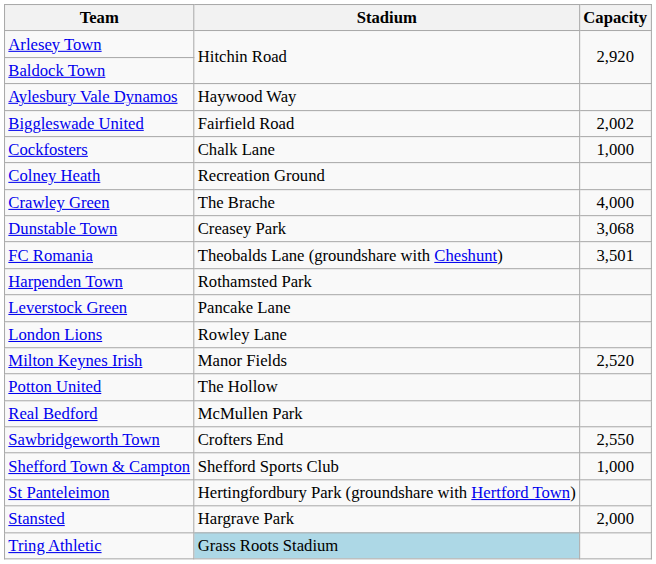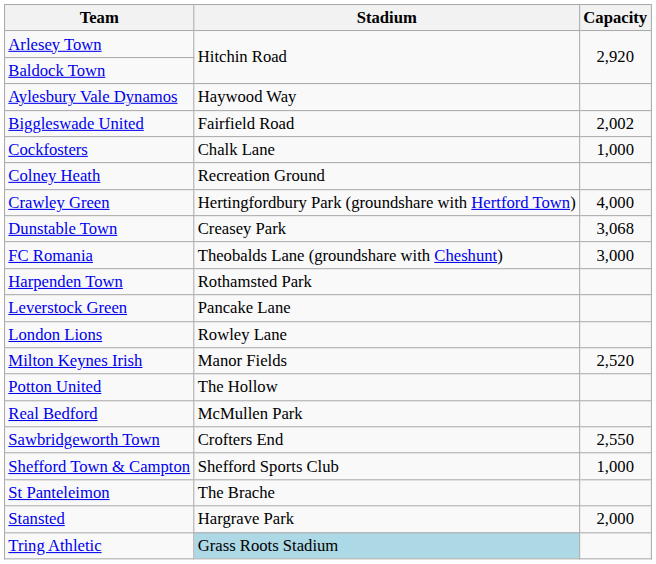(236, 202) The Brache -> (387, 202) Hertingfordbury Park (groundshare with Hertford Town)
(615, 255) 3,501 -> (615, 255) 3,000
(387, 492) Hertingfordbury Park (groundshare with Hertford Town) -> (236, 492) The Brache
